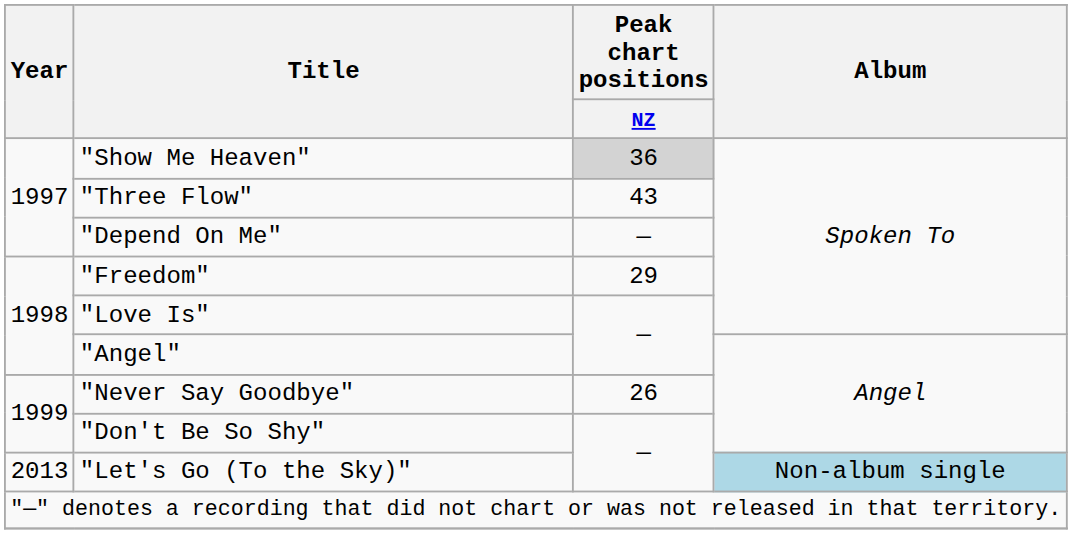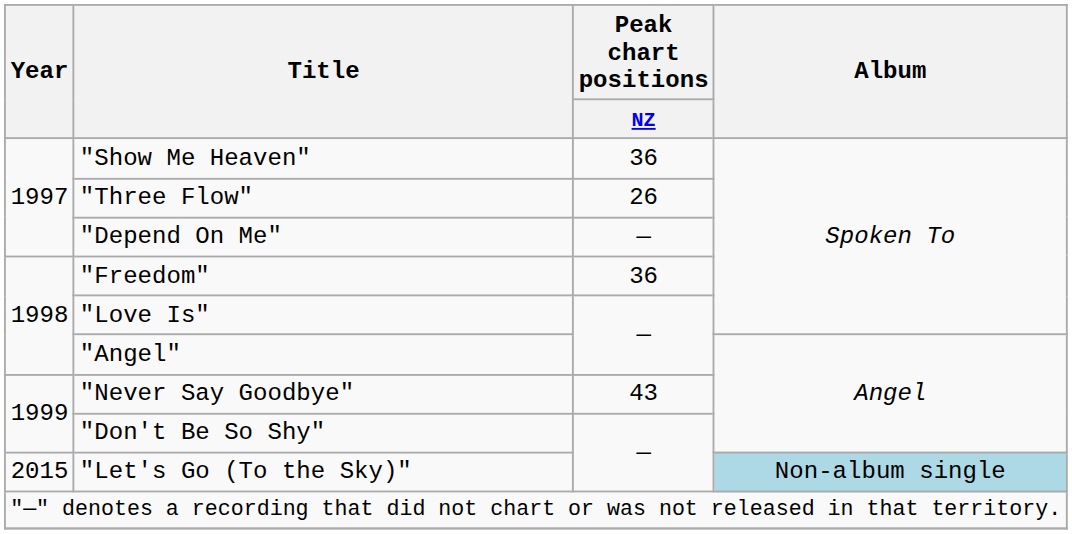(644, 158) lightgrey background -> (644, 158) no background
(644, 198) 43 -> (644, 198) 26
(644, 276) 29 -> (644, 276) 36
(644, 394) 26 -> (644, 394) 43
(40, 472) 2013 -> (40, 472) 2015
